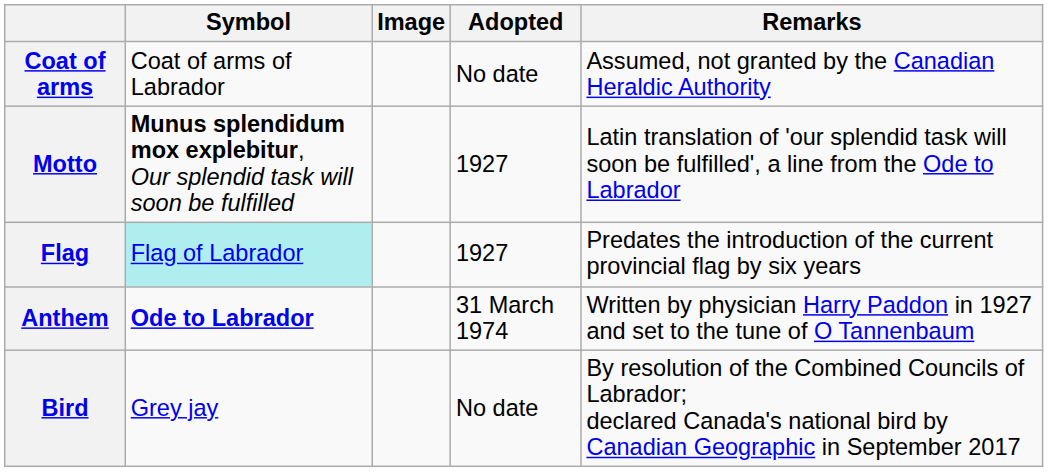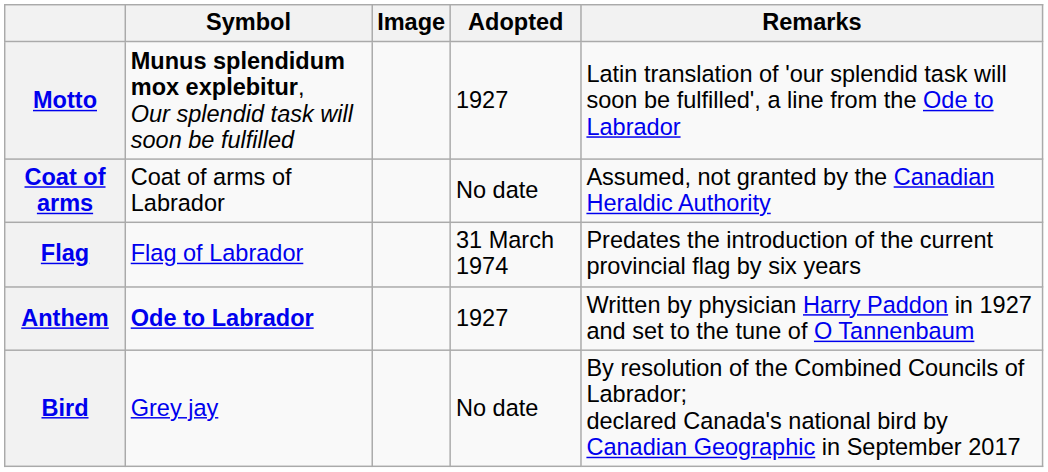rows swapped: (65, 73) <-> (65, 163)
(217, 254) paleturquoise background -> (217, 254) no background
(482, 254) 1927 -> (505, 254) 31 March 1974
(505, 317) 31 March 1974 -> (482, 317) 1927
